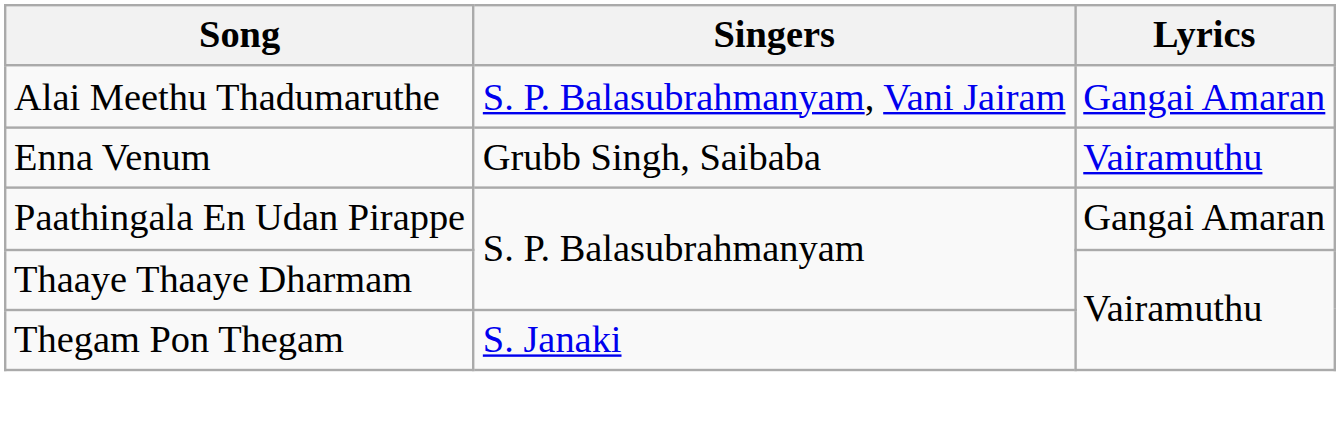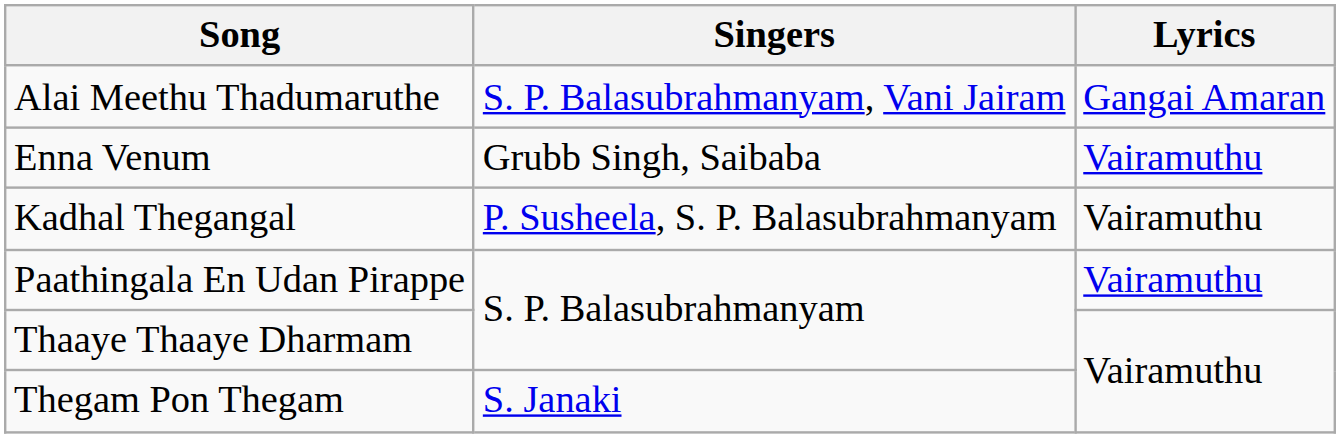+ row: (155, 217)
(1204, 217) Gangai Amaran -> (1173, 278) Vairamuthu
